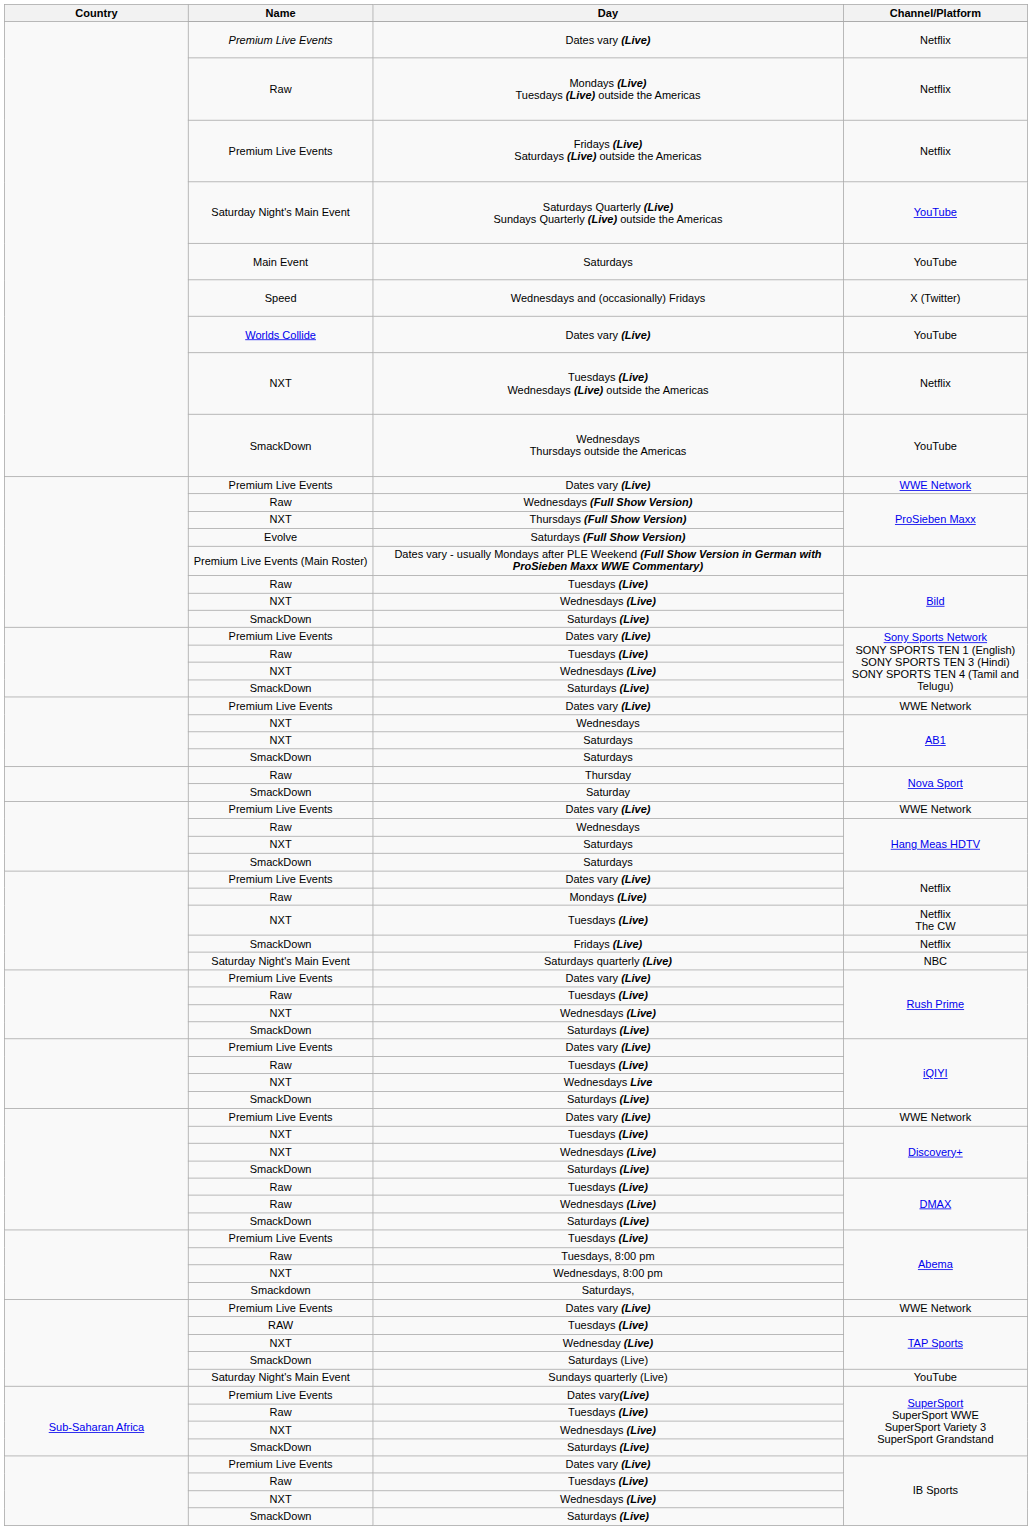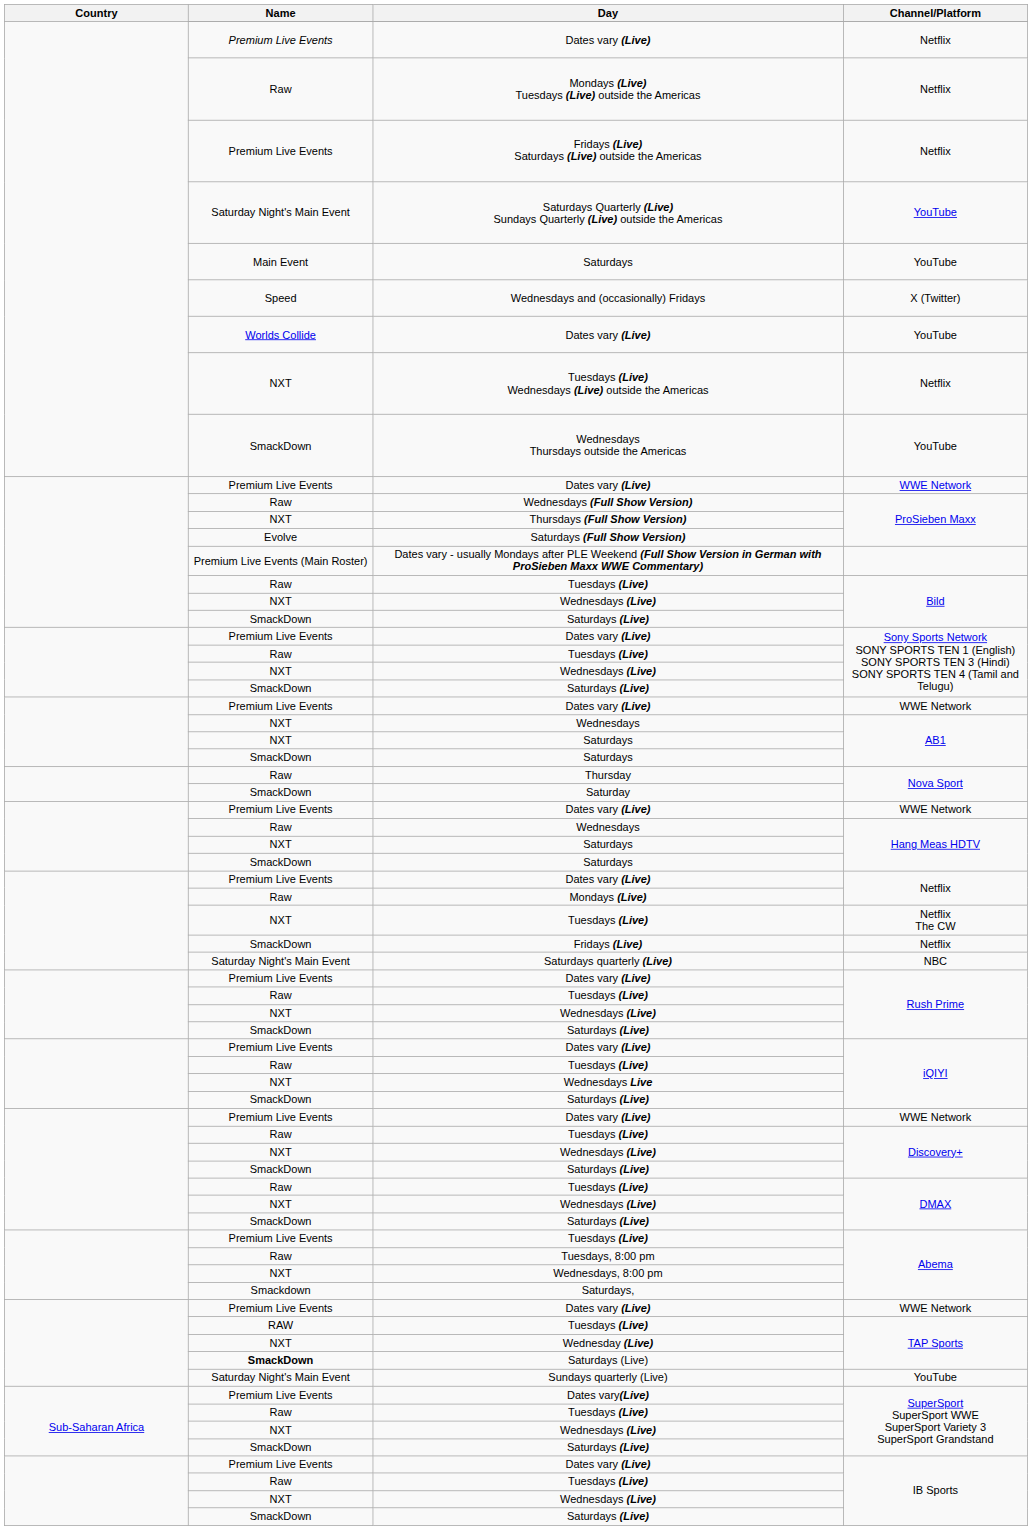(281, 1134) NXT -> (281, 1134) Raw
(281, 1204) Raw -> (281, 1204) NXT
(281, 1360) normal -> (281, 1360) bold
